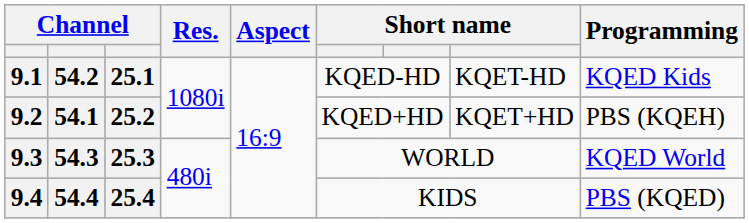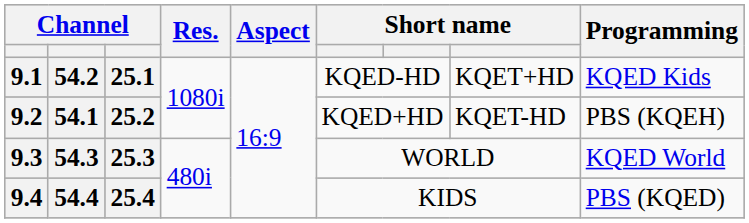(510, 76) KQET-HD -> (515, 76) KQET+HD
(515, 117) KQET+HD -> (510, 117) KQET-HD
